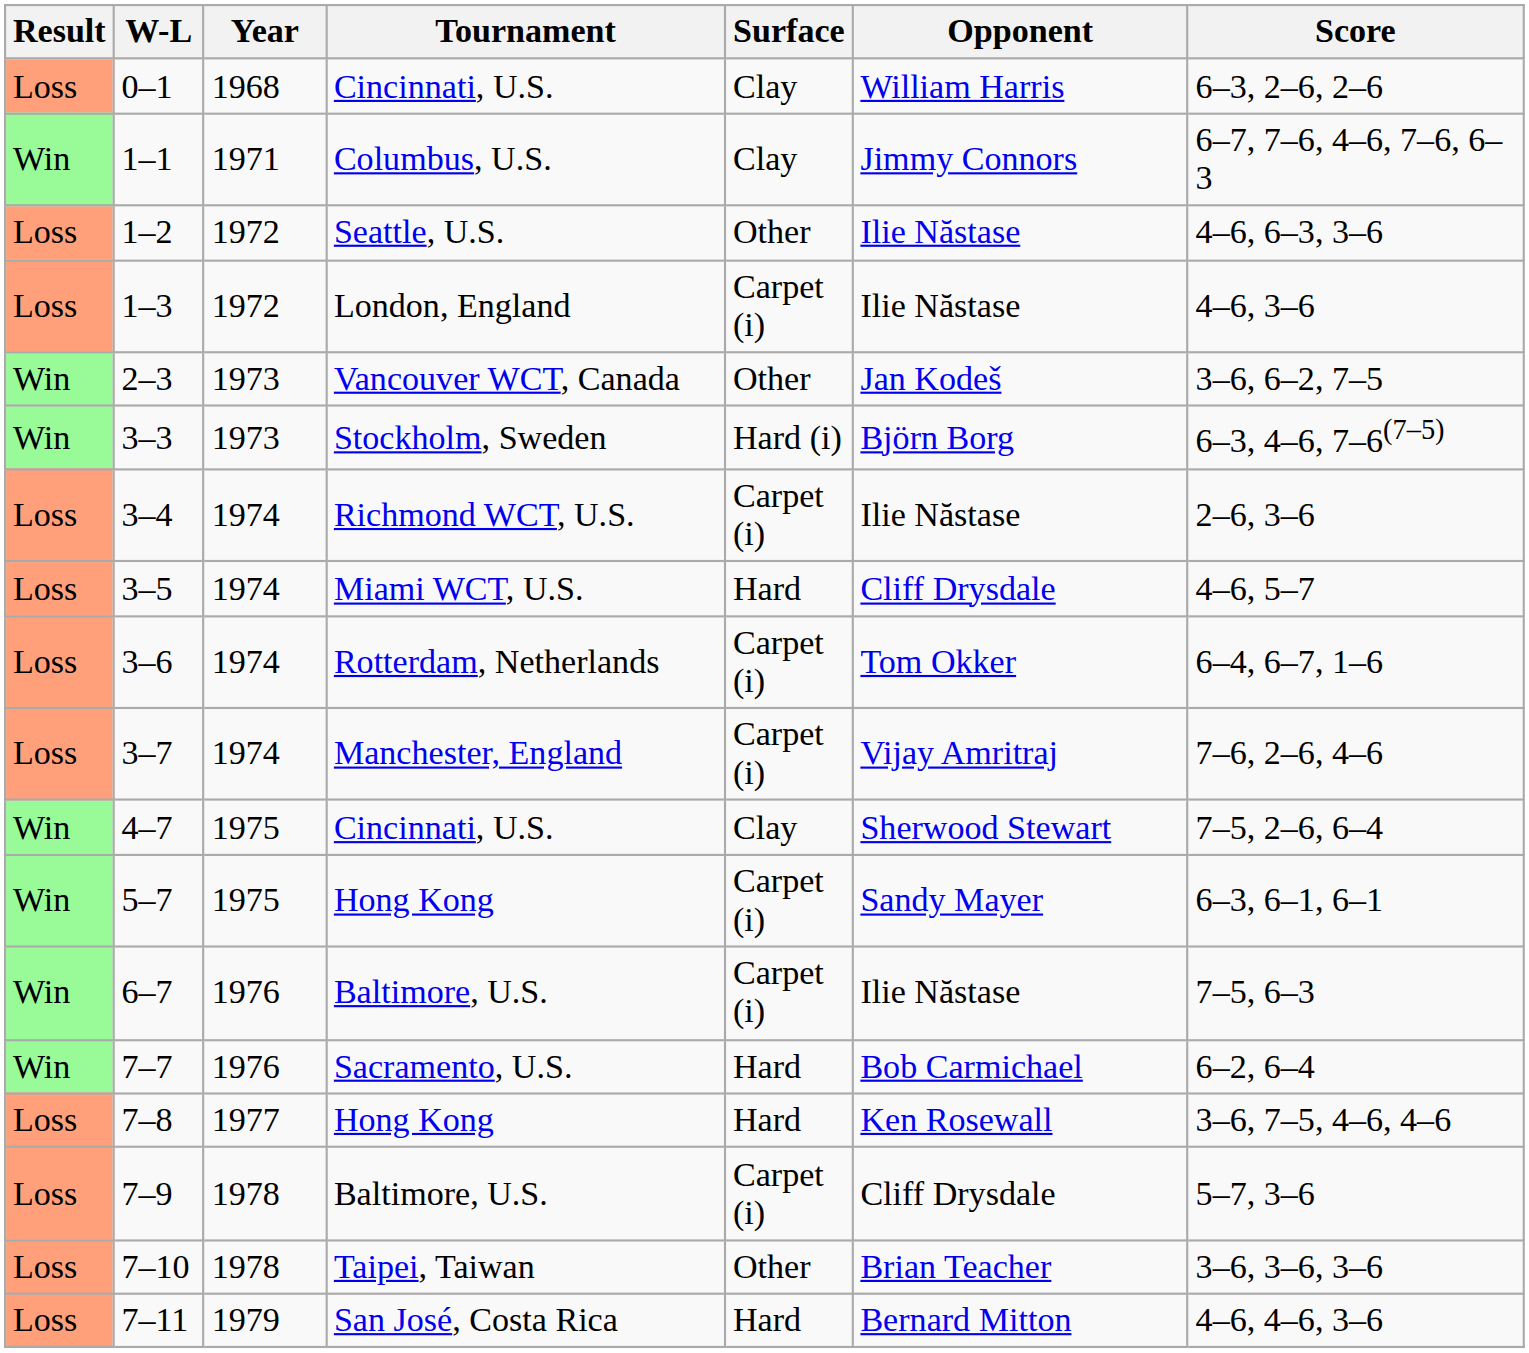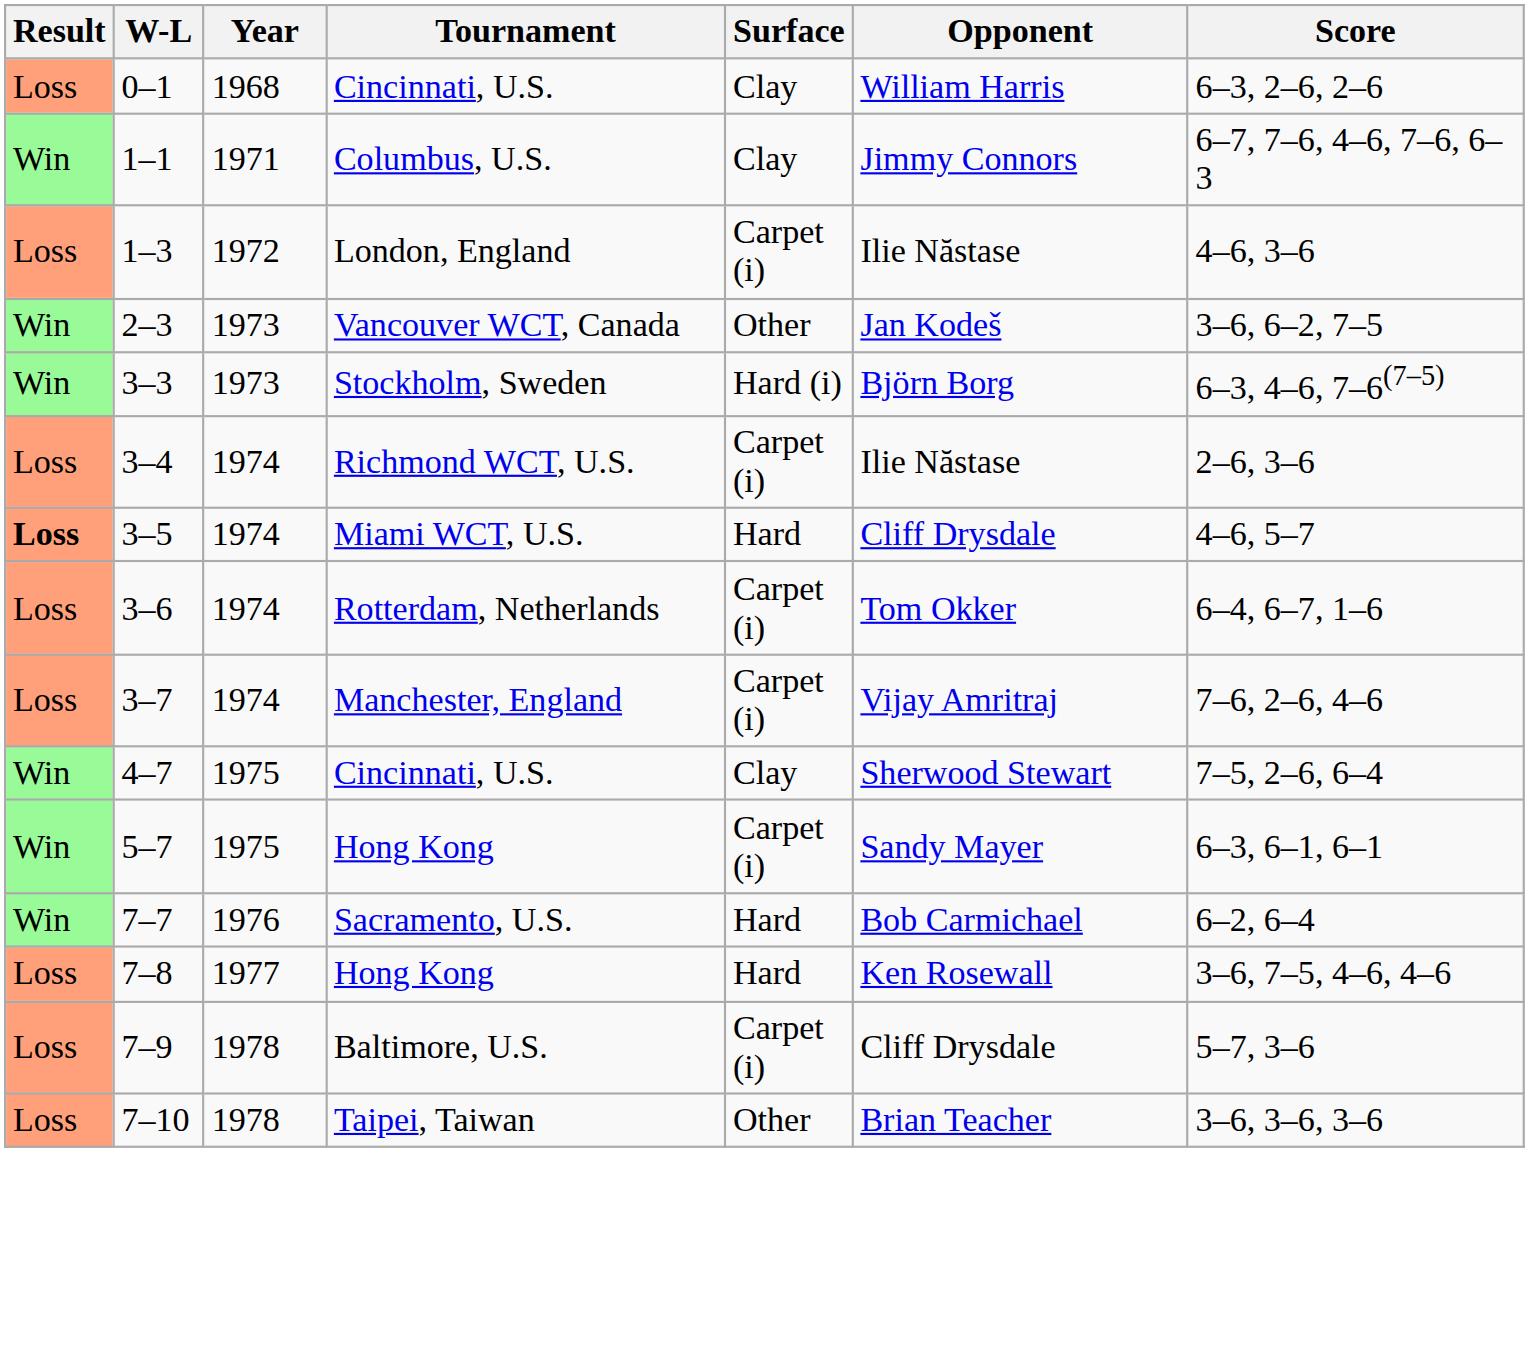- row: (147, 232)
(45, 588) normal -> (46, 534) bold
- row: (147, 992)
- row: (155, 1320)
